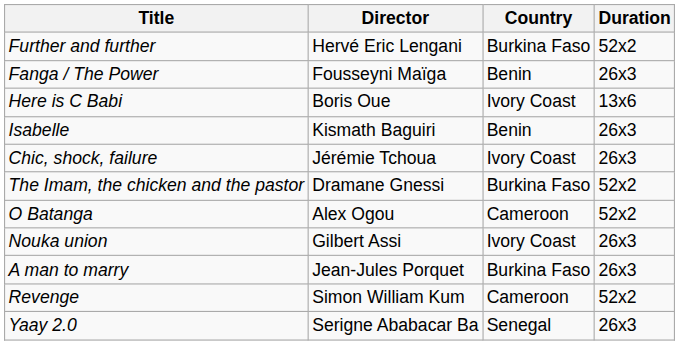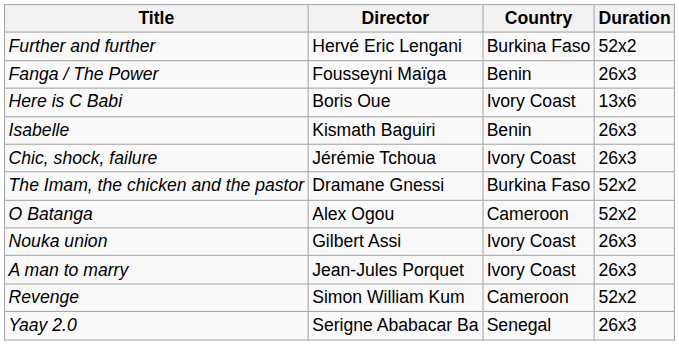(538, 269) Burkina Faso -> (531, 269) Ivory Coast
